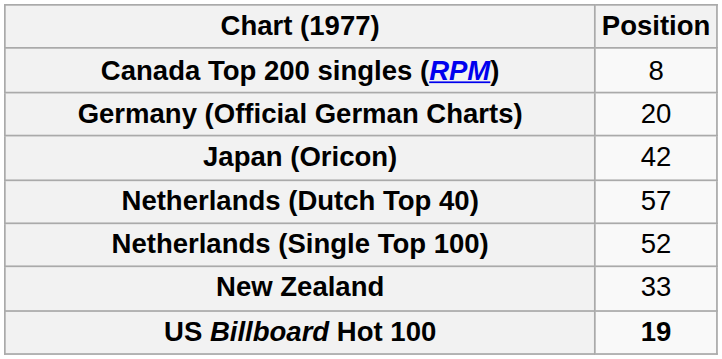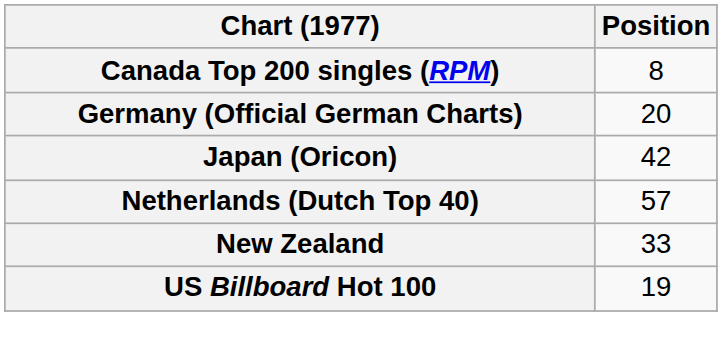- row: (300, 244)
(656, 331) bold -> (656, 288) normal
